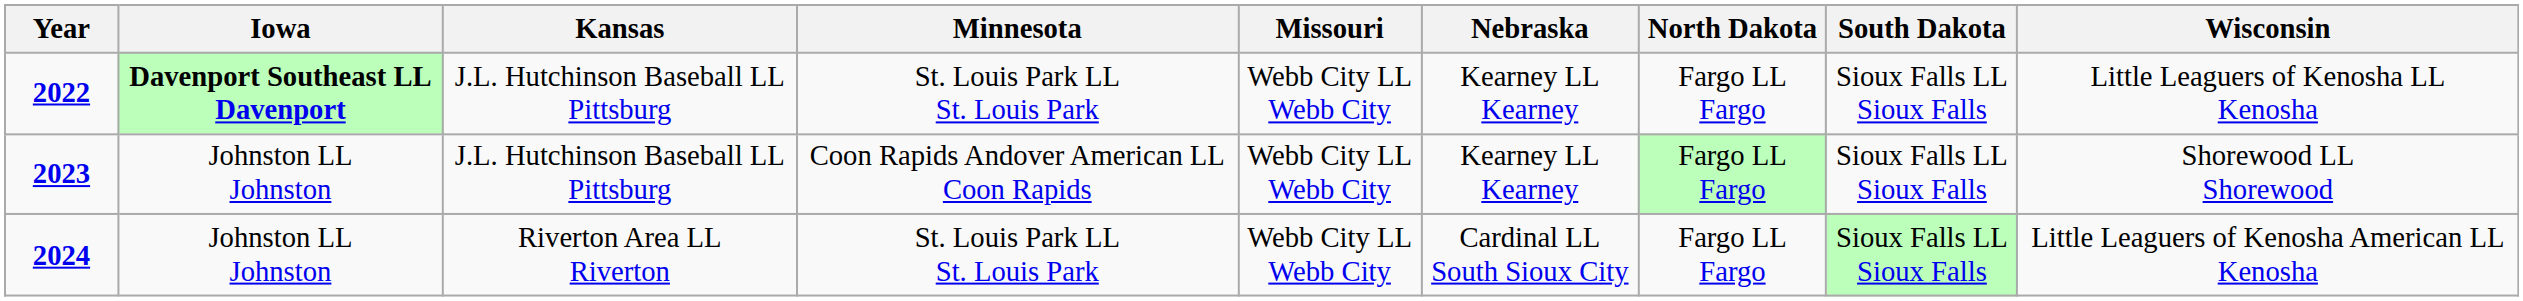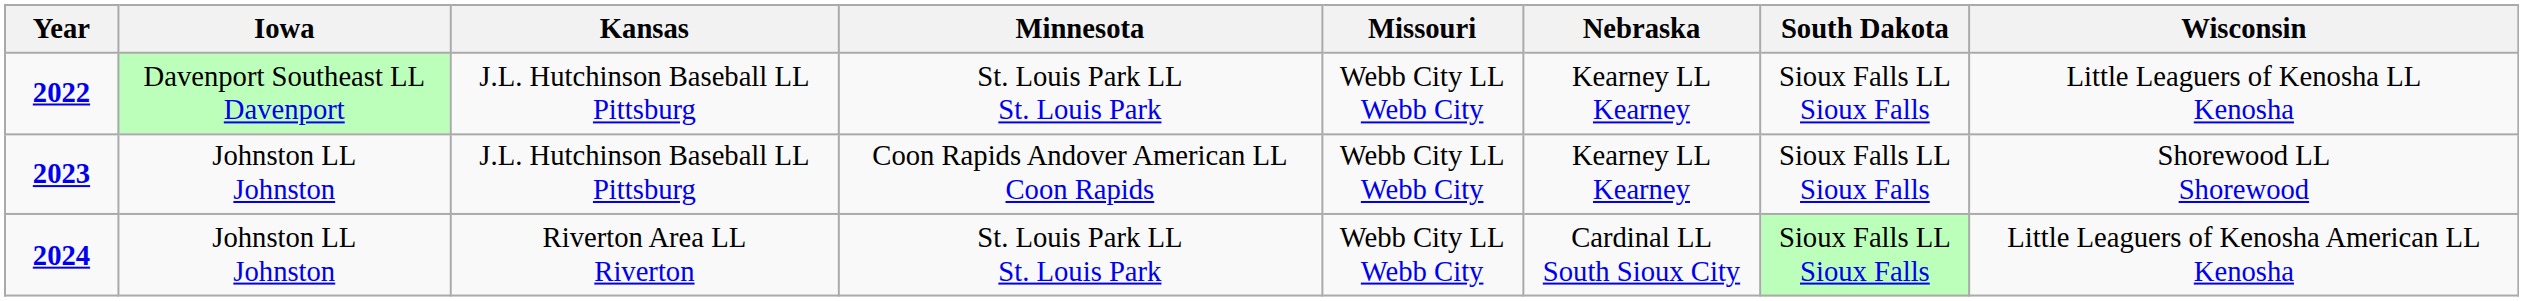- column: (1732, 28)
(280, 92) bold -> (284, 92) normal
